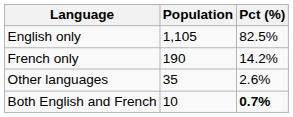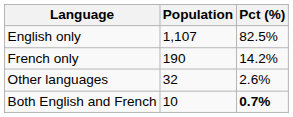(180, 36) 1,105 -> (180, 36) 1,107
(170, 79) 35 -> (170, 79) 32
